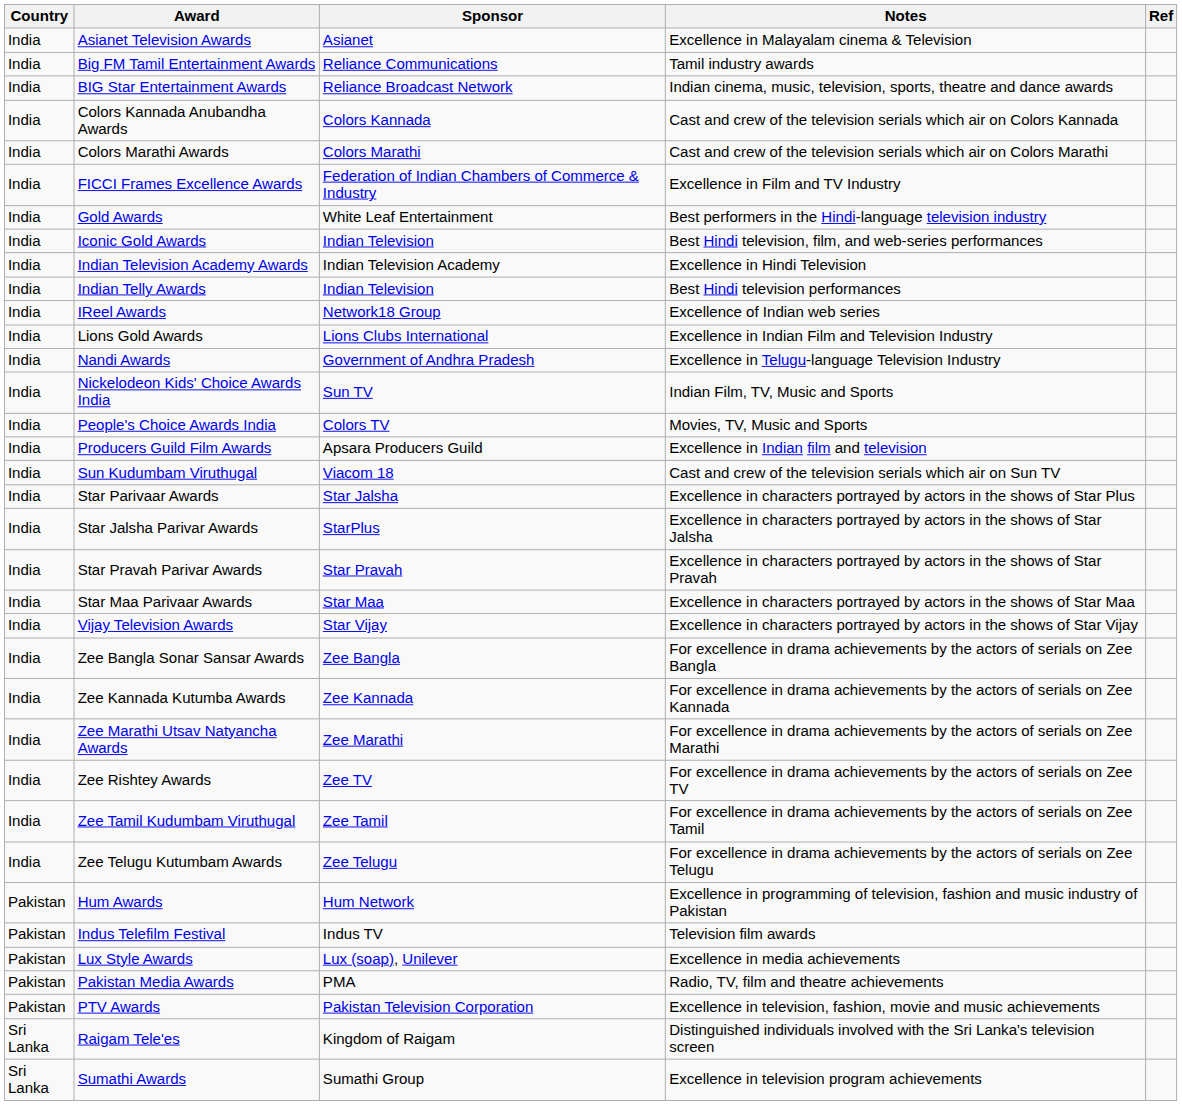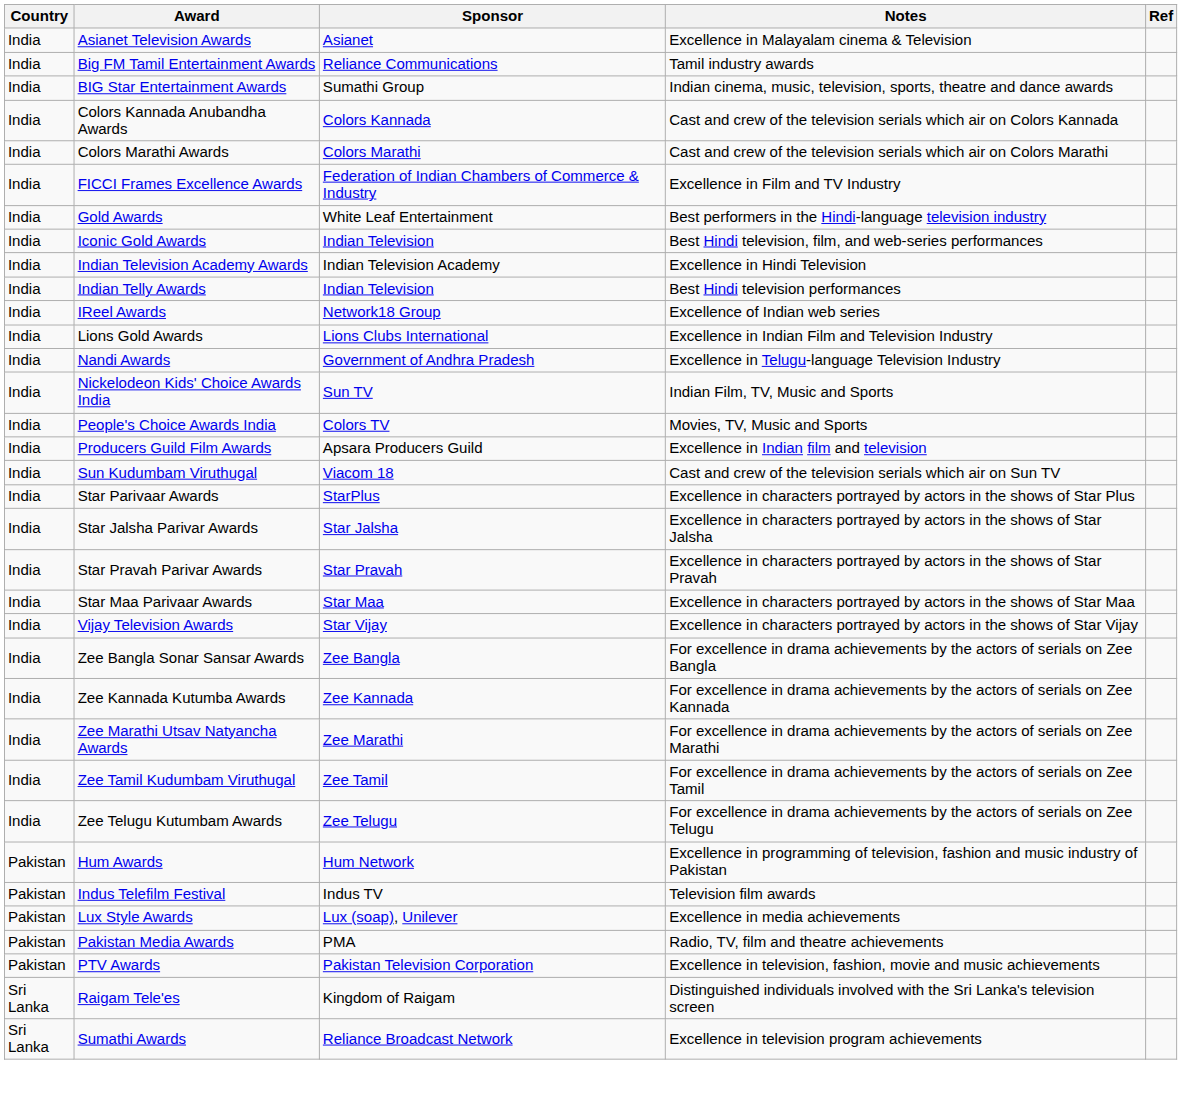(418, 87) Reliance Broadcast Network -> (373, 87) Sumathi Group
(360, 496) Star Jalsha -> (351, 496) StarPlus
(351, 528) StarPlus -> (360, 528) Star Jalsha
- row: (144, 780)
(373, 1079) Sumathi Group -> (418, 1038) Reliance Broadcast Network
